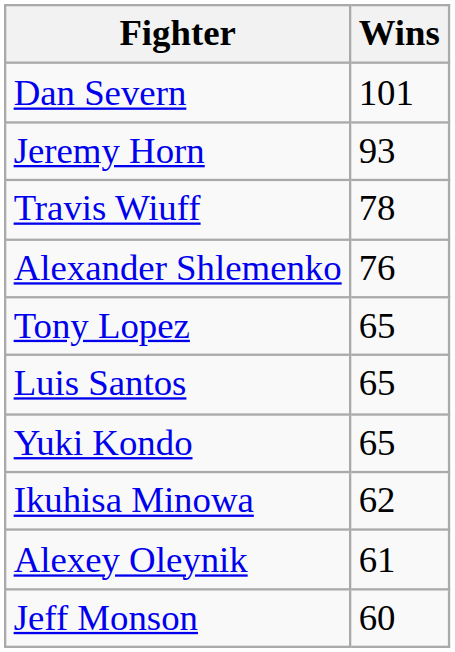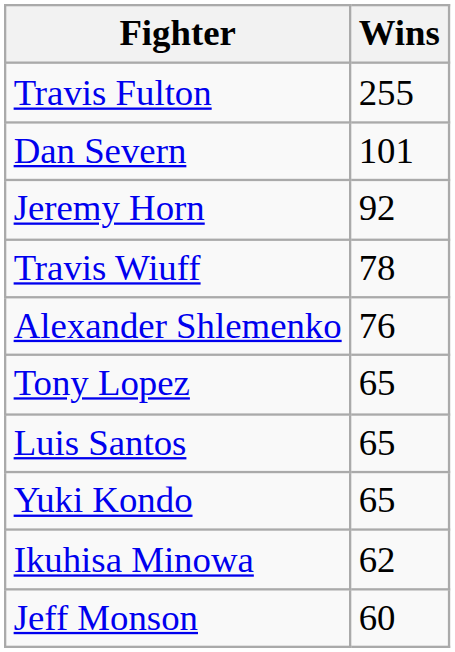+ row: (113, 92)
(377, 150) 93 -> (377, 208) 92
- row: (131, 558)
